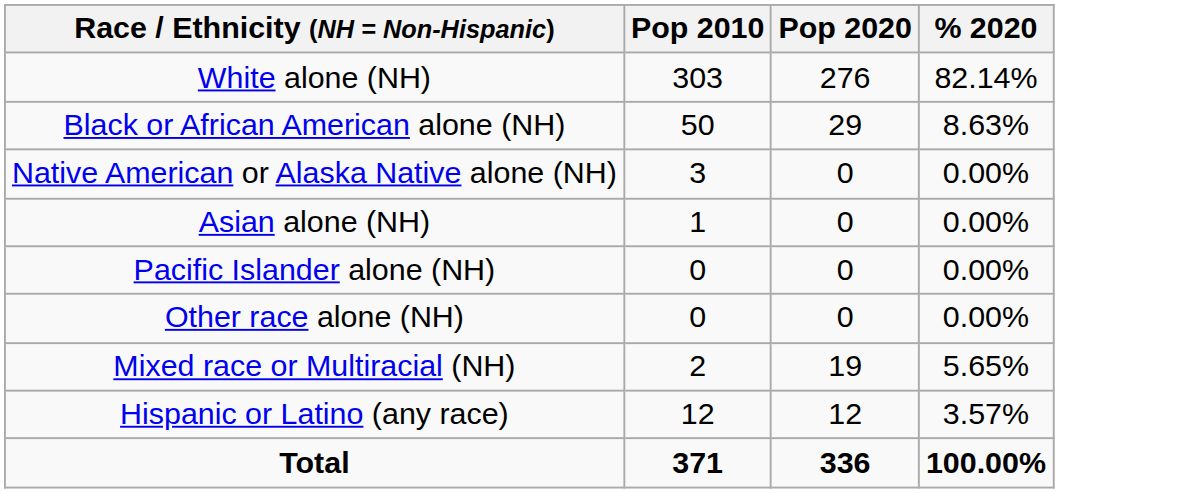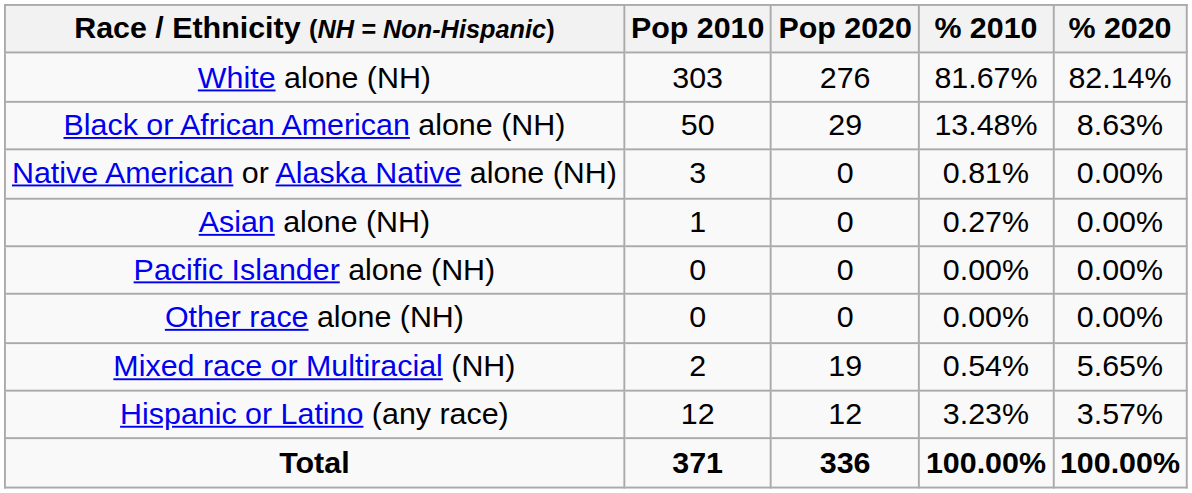+ column: (986, 28)
